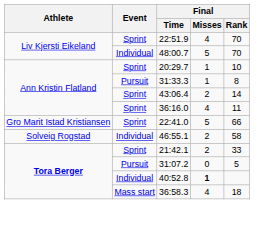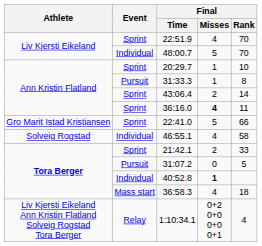(207, 109) normal -> (214, 109) bold
(207, 137) 2 -> (214, 137) 4
+ row: (177, 221)
